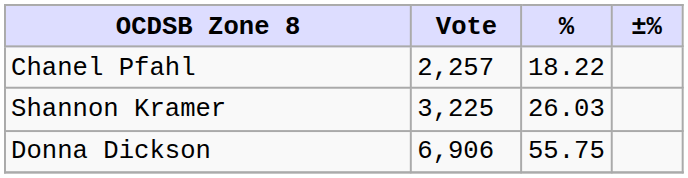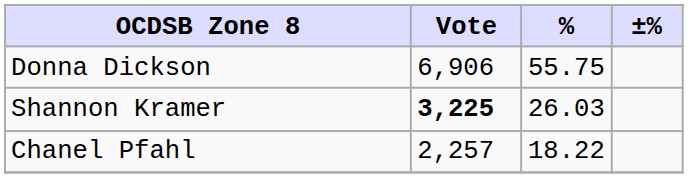rows swapped: (111, 151) <-> (103, 68)
(456, 109) normal -> (456, 109) bold
